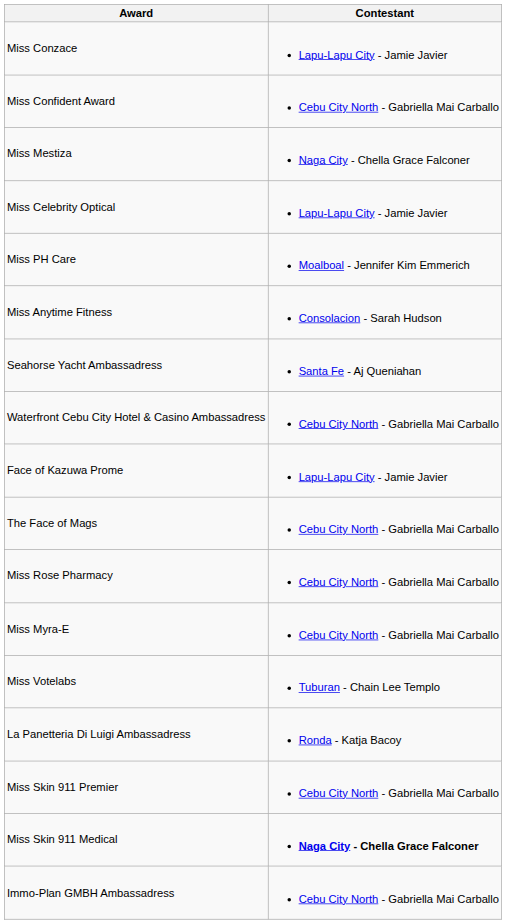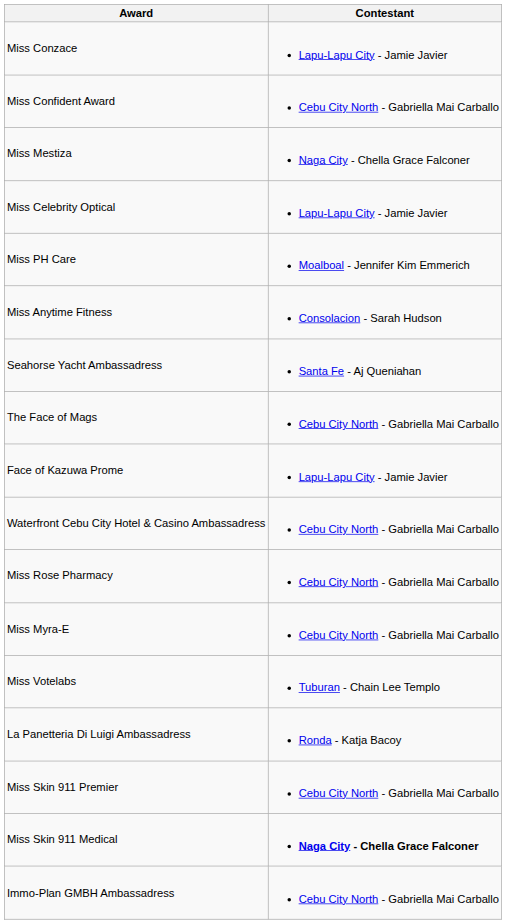rows swapped: (136, 417) <-> (52, 523)
